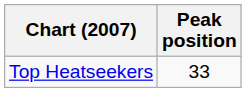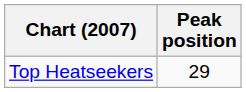(199, 71) 33 -> (199, 71) 29
